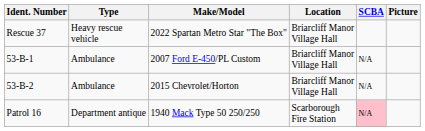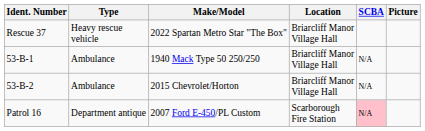(206, 59) 2007 Ford E-450/PL Custom -> (205, 59) 1940 Mack Type 50 250/250
(205, 113) 1940 Mack Type 50 250/250 -> (206, 113) 2007 Ford E-450/PL Custom
